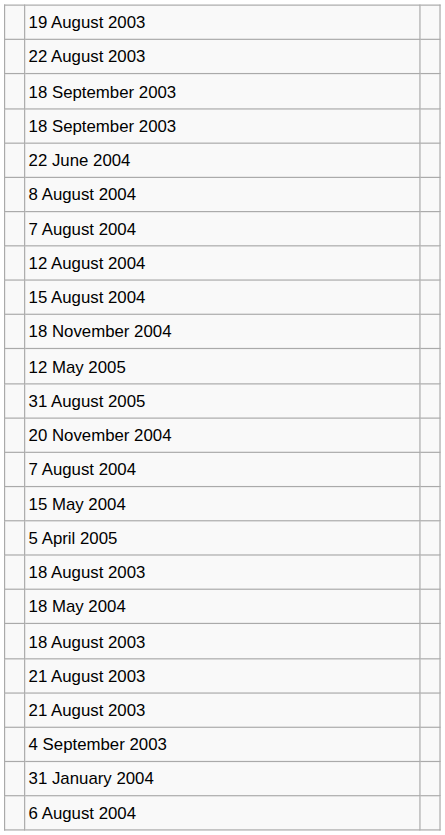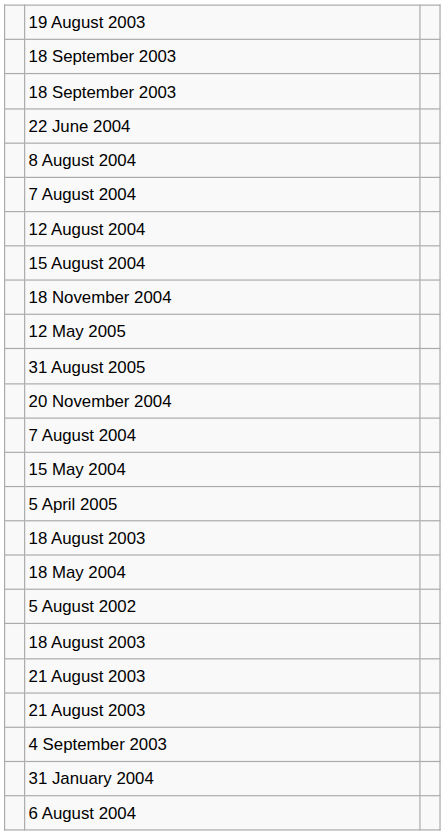- row: (15, 57)
+ row: (15, 607)
